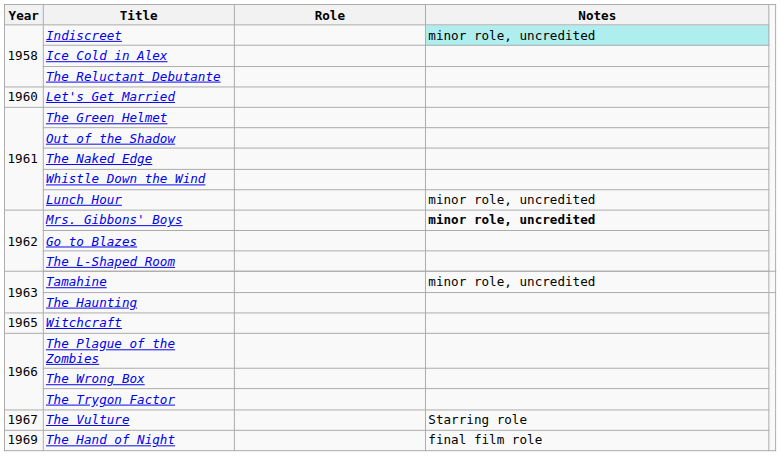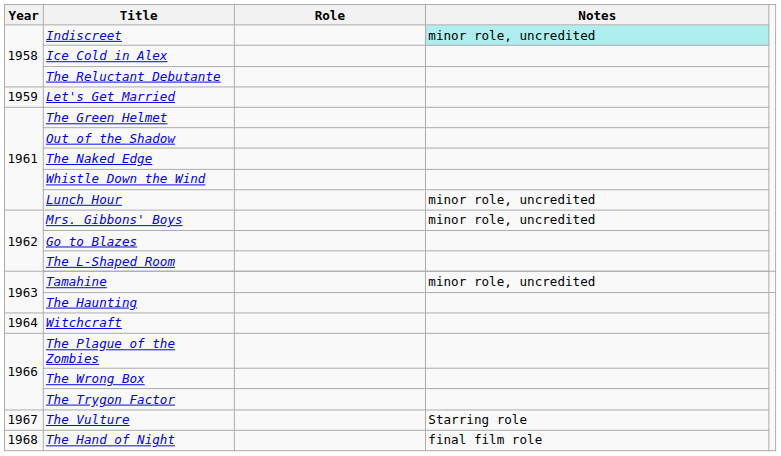(23, 97) 1960 -> (23, 97) 1959
(512, 220) bold -> (512, 220) normal
(23, 323) 1965 -> (23, 323) 1964
(23, 440) 1969 -> (23, 440) 1968
